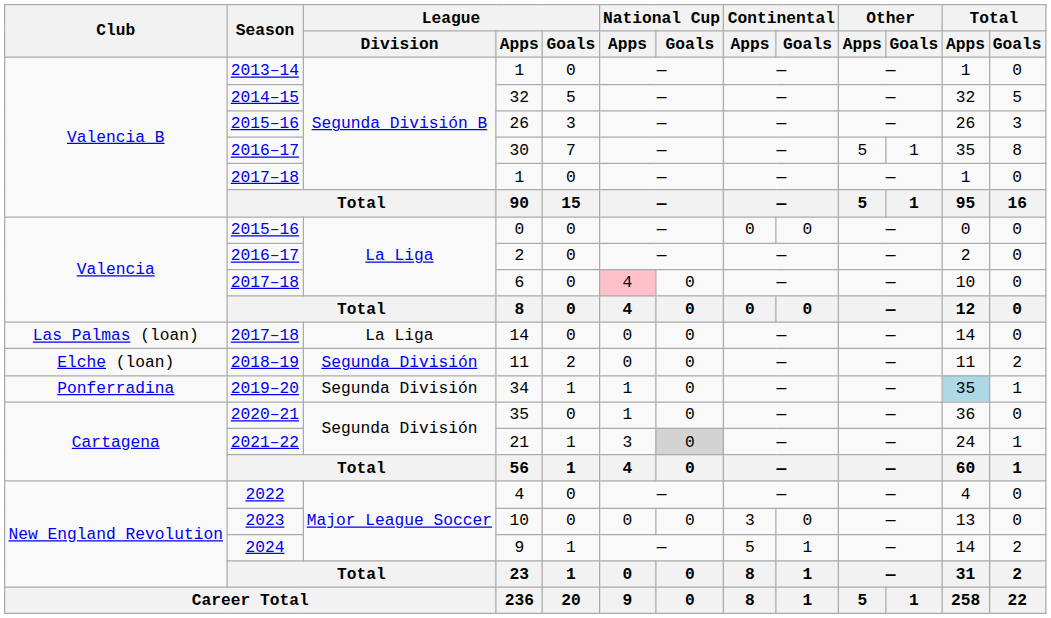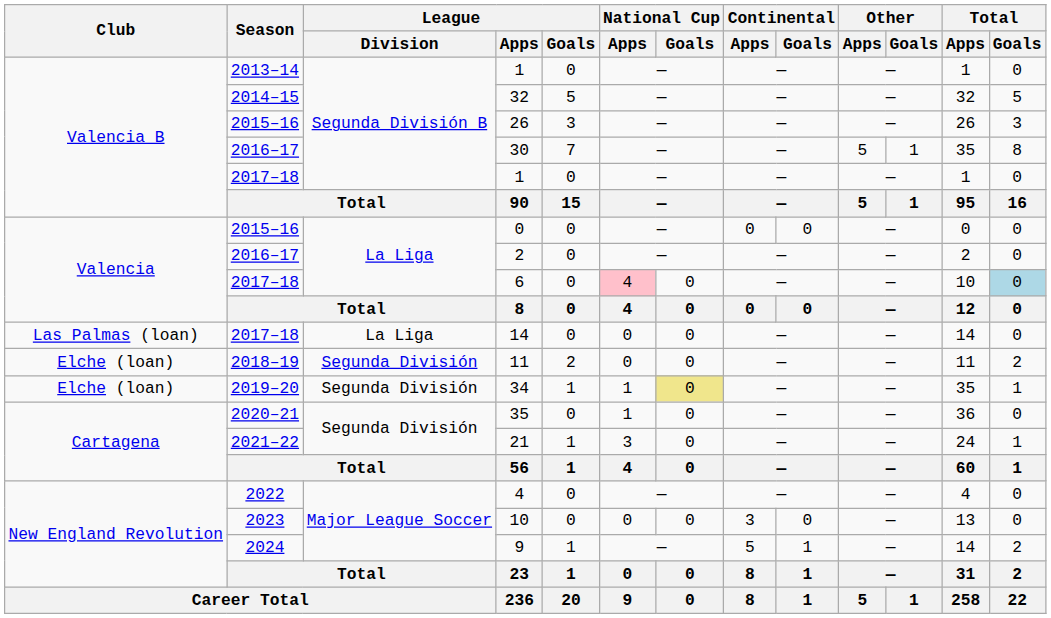(1017, 283) no background -> (1017, 283) lightblue background
(116, 389) Ponferradina -> (116, 389) Elche (loan)
(690, 389) no background -> (690, 389) khaki background
(966, 389) lightblue background -> (966, 389) no background
(690, 442) lightgrey background -> (690, 442) no background
